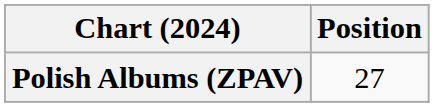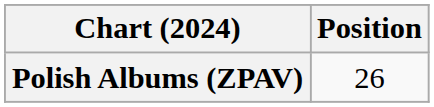(369, 76) 27 -> (369, 76) 26
